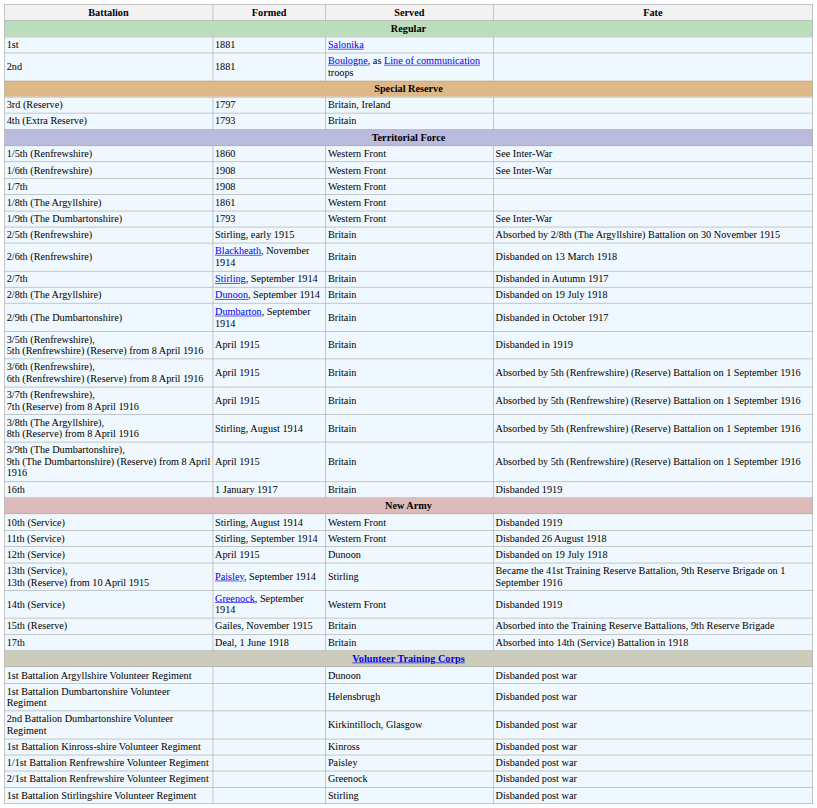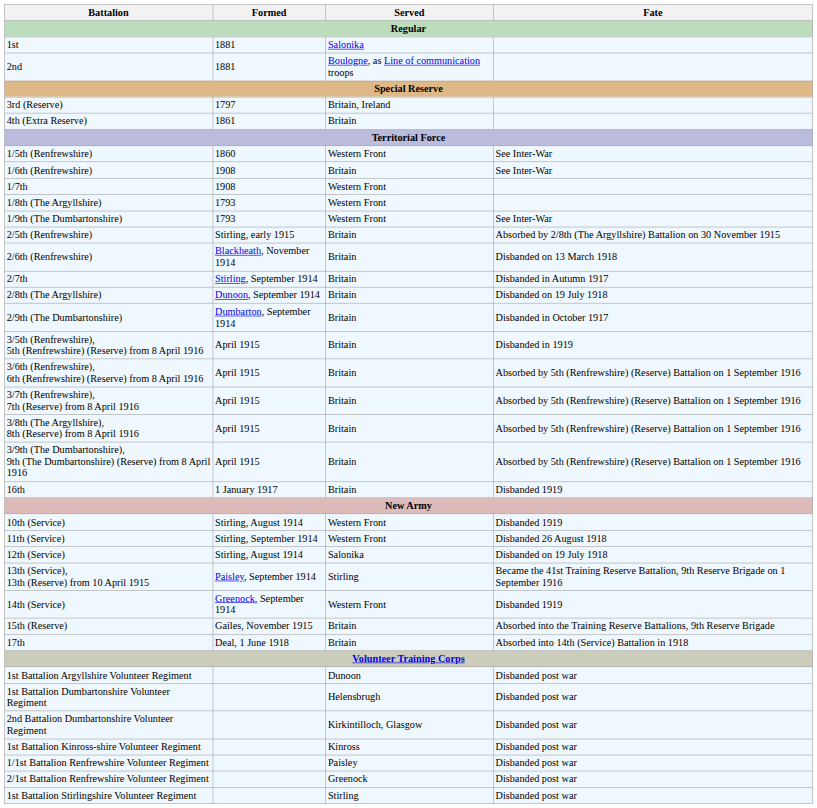(225, 121) 1793 -> (225, 121) 1861
(357, 170) Western Front -> (342, 170) Britain
(225, 202) 1861 -> (225, 202) 1793
(259, 428) Stirling, August 1914 -> (237, 428) April 1915
(237, 554) April 1915 -> (259, 554) Stirling, August 1914
(344, 554) Dunoon -> (346, 554) Salonika
